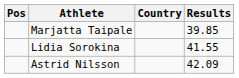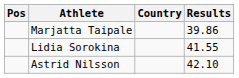(203, 30) 39.85 -> (203, 30) 39.86
(203, 64) 42.09 -> (203, 64) 42.10
